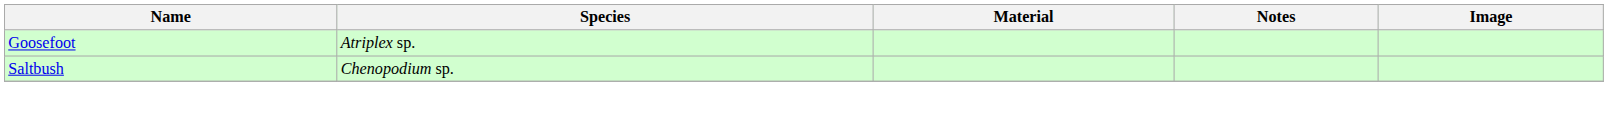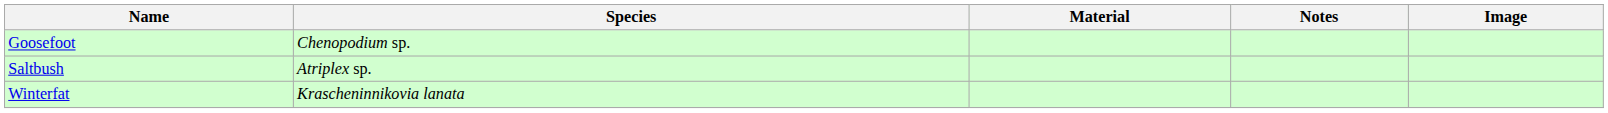(378, 42) Atriplex sp. -> (354, 42) Chenopodium sp.
(397, 68) Chenopodium sp. -> (334, 68) Atriplex sp.
+ row: (39, 94)
